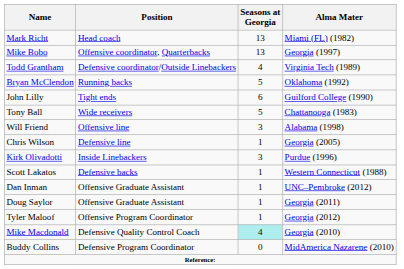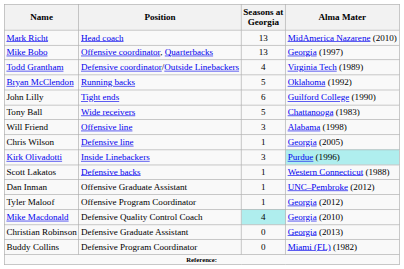(319, 38) Miami (FL) (1982) -> (342, 38) MidAmerica Nazarene (2010)
(311, 157) no background -> (314, 157) paleturquoise background
- row: (29, 202)
+ row: (42, 232)
(339, 247) MidAmerica Nazarene (2010) -> (322, 247) Miami (FL) (1982)
